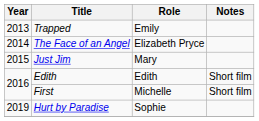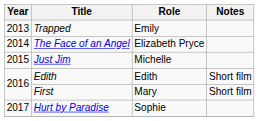(146, 60) Mary -> (153, 60) Michelle
(153, 92) Michelle -> (146, 92) Mary
(18, 108) 2019 -> (18, 108) 2017
